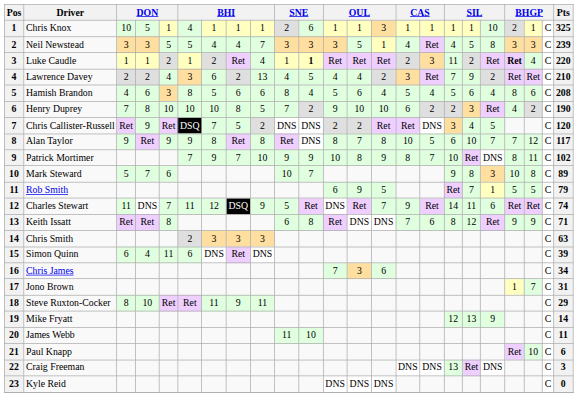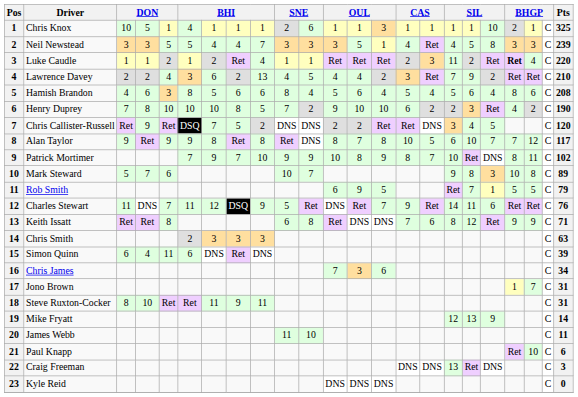(311, 60) bold -> (311, 60) normal
(563, 206) 74 -> (563, 206) 76
(563, 302) 29 -> (563, 302) 31
